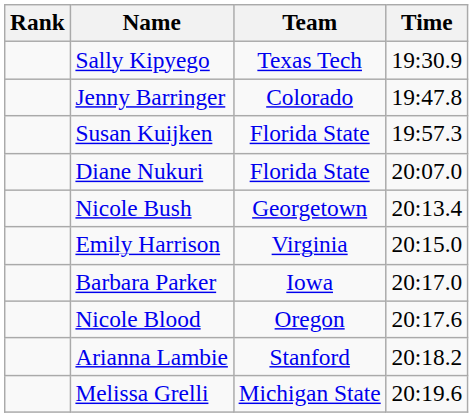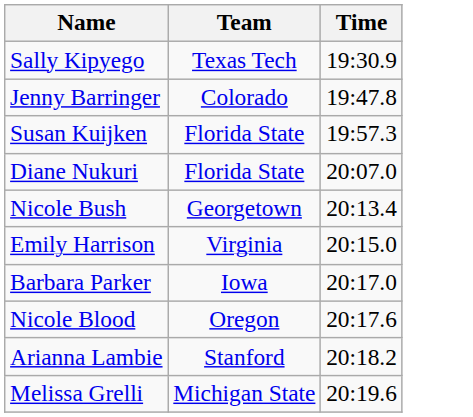- column: (37, 23)
